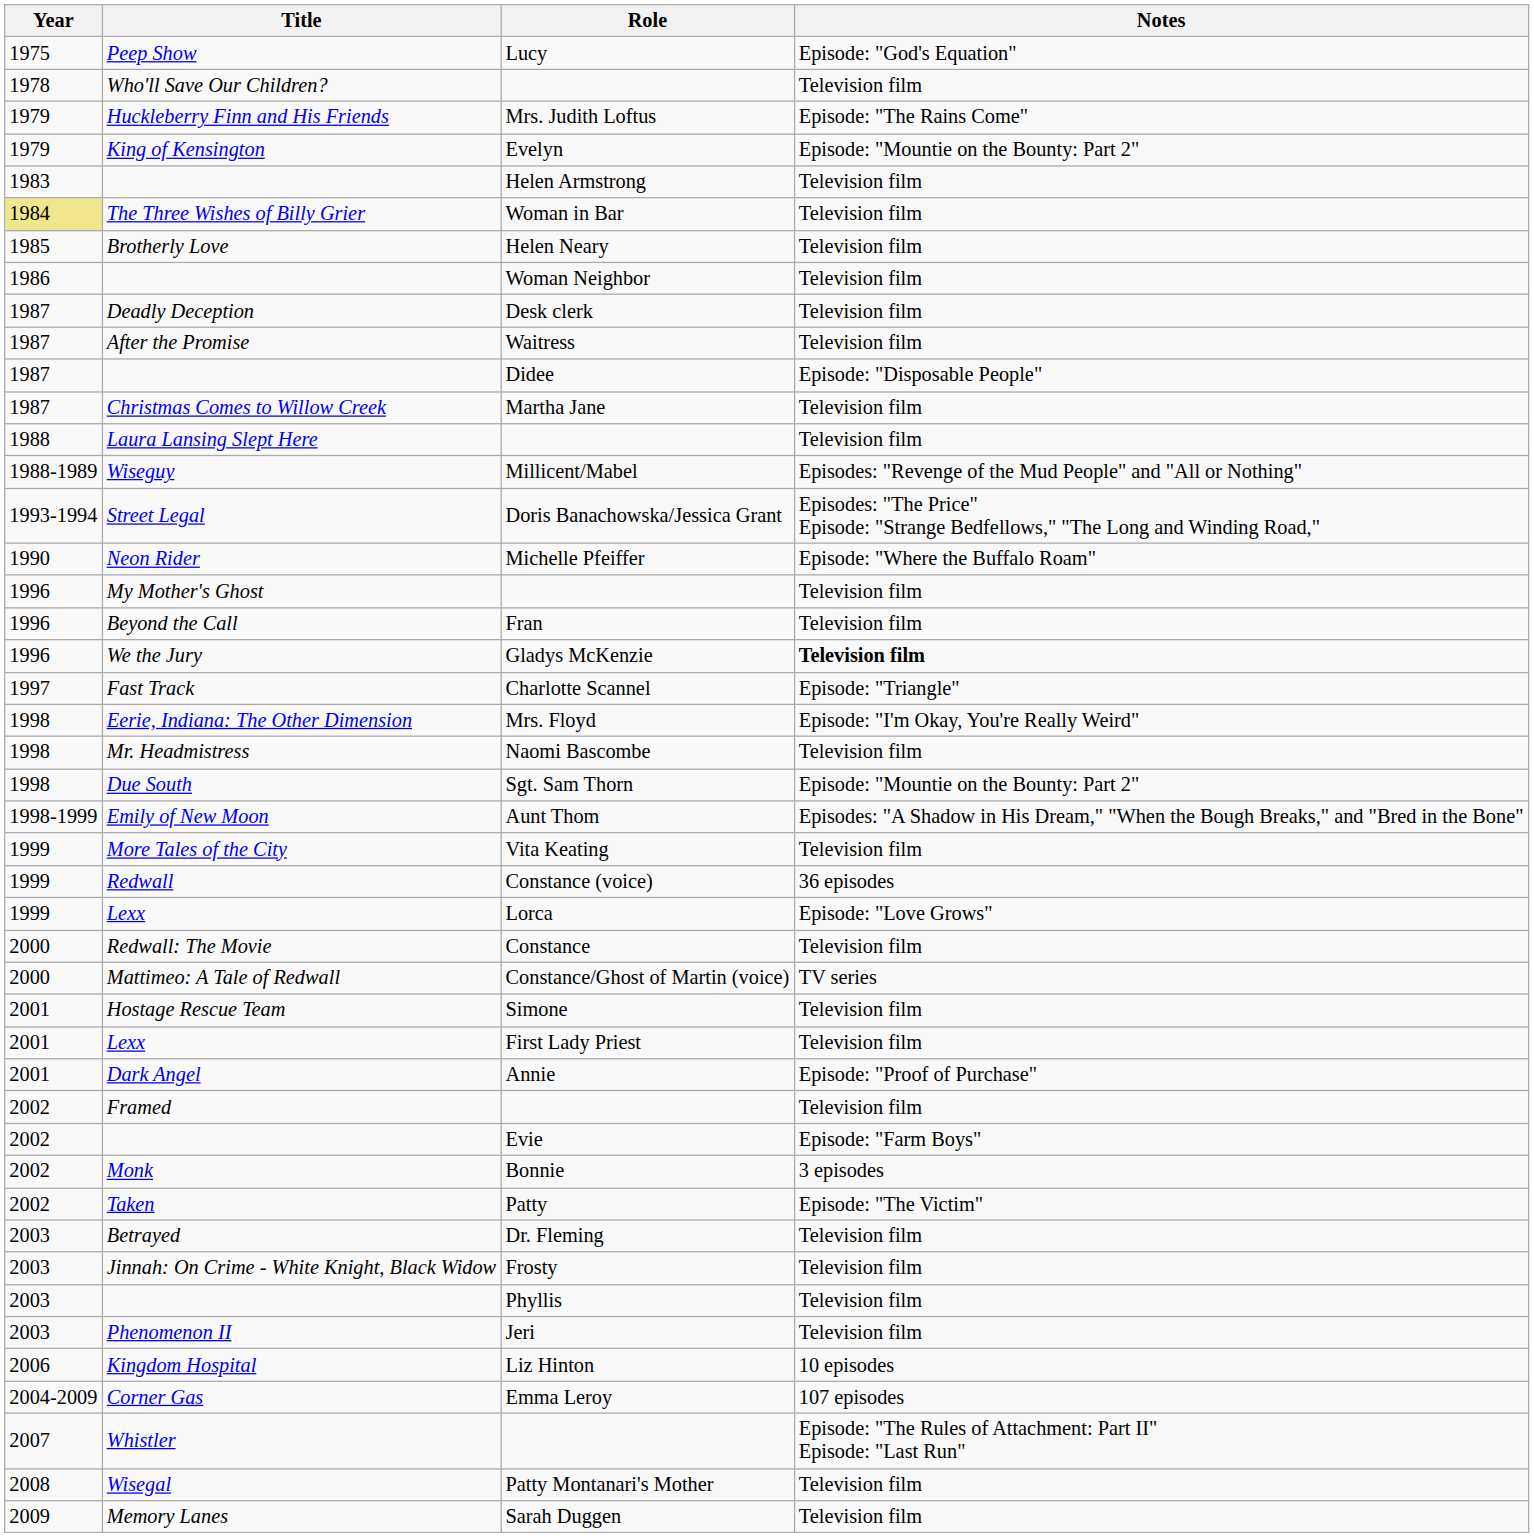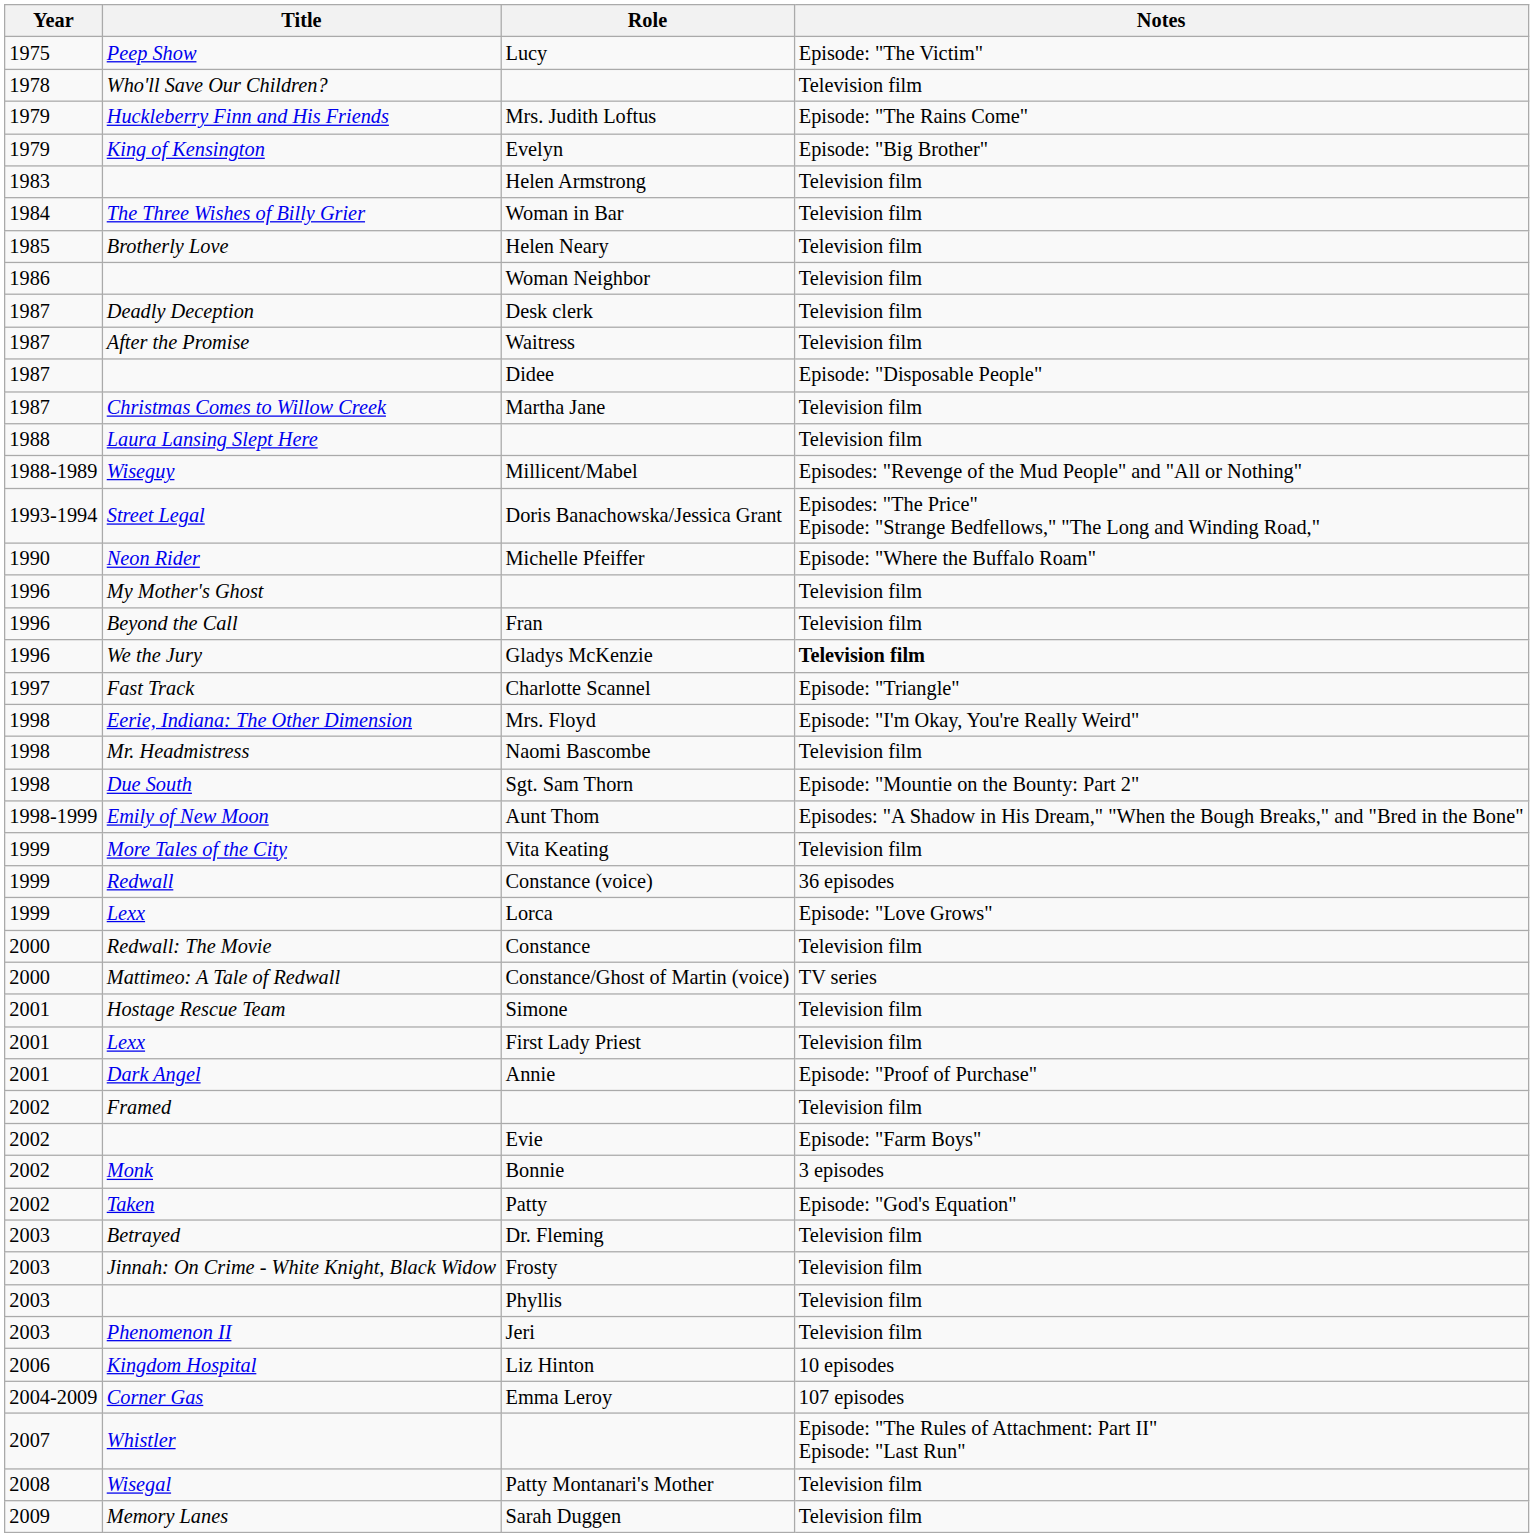(908, 52) Episode: "God's Equation" -> (891, 52) Episode: "The Victim"
(969, 149) Episode: "Mountie on the Bounty: Part 2" -> (893, 149) Episode: "Big Brother"
(30, 213) khaki background -> (30, 213) no background
(891, 1203) Episode: "The Victim" -> (908, 1203) Episode: "God's Equation"
